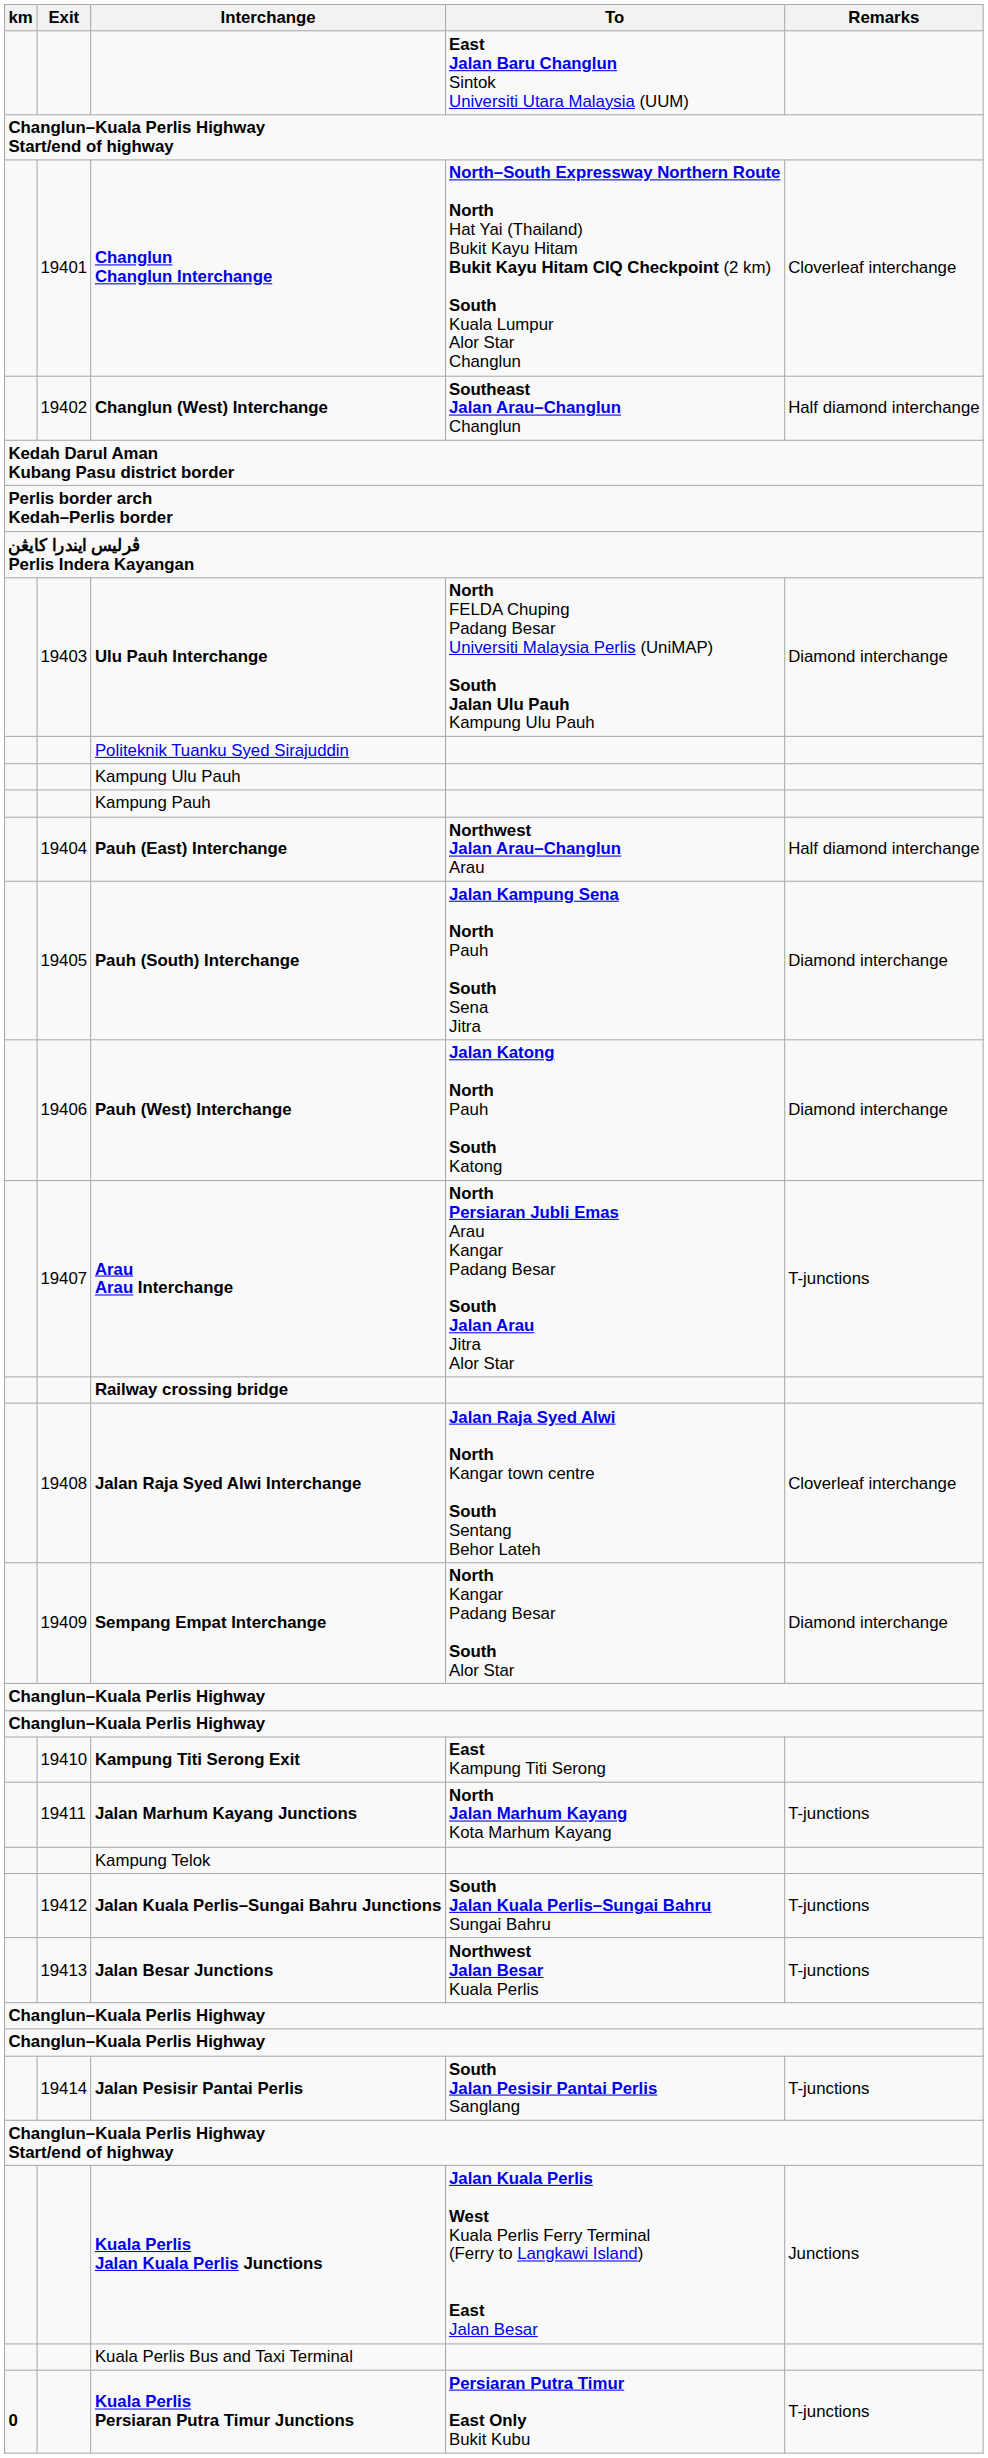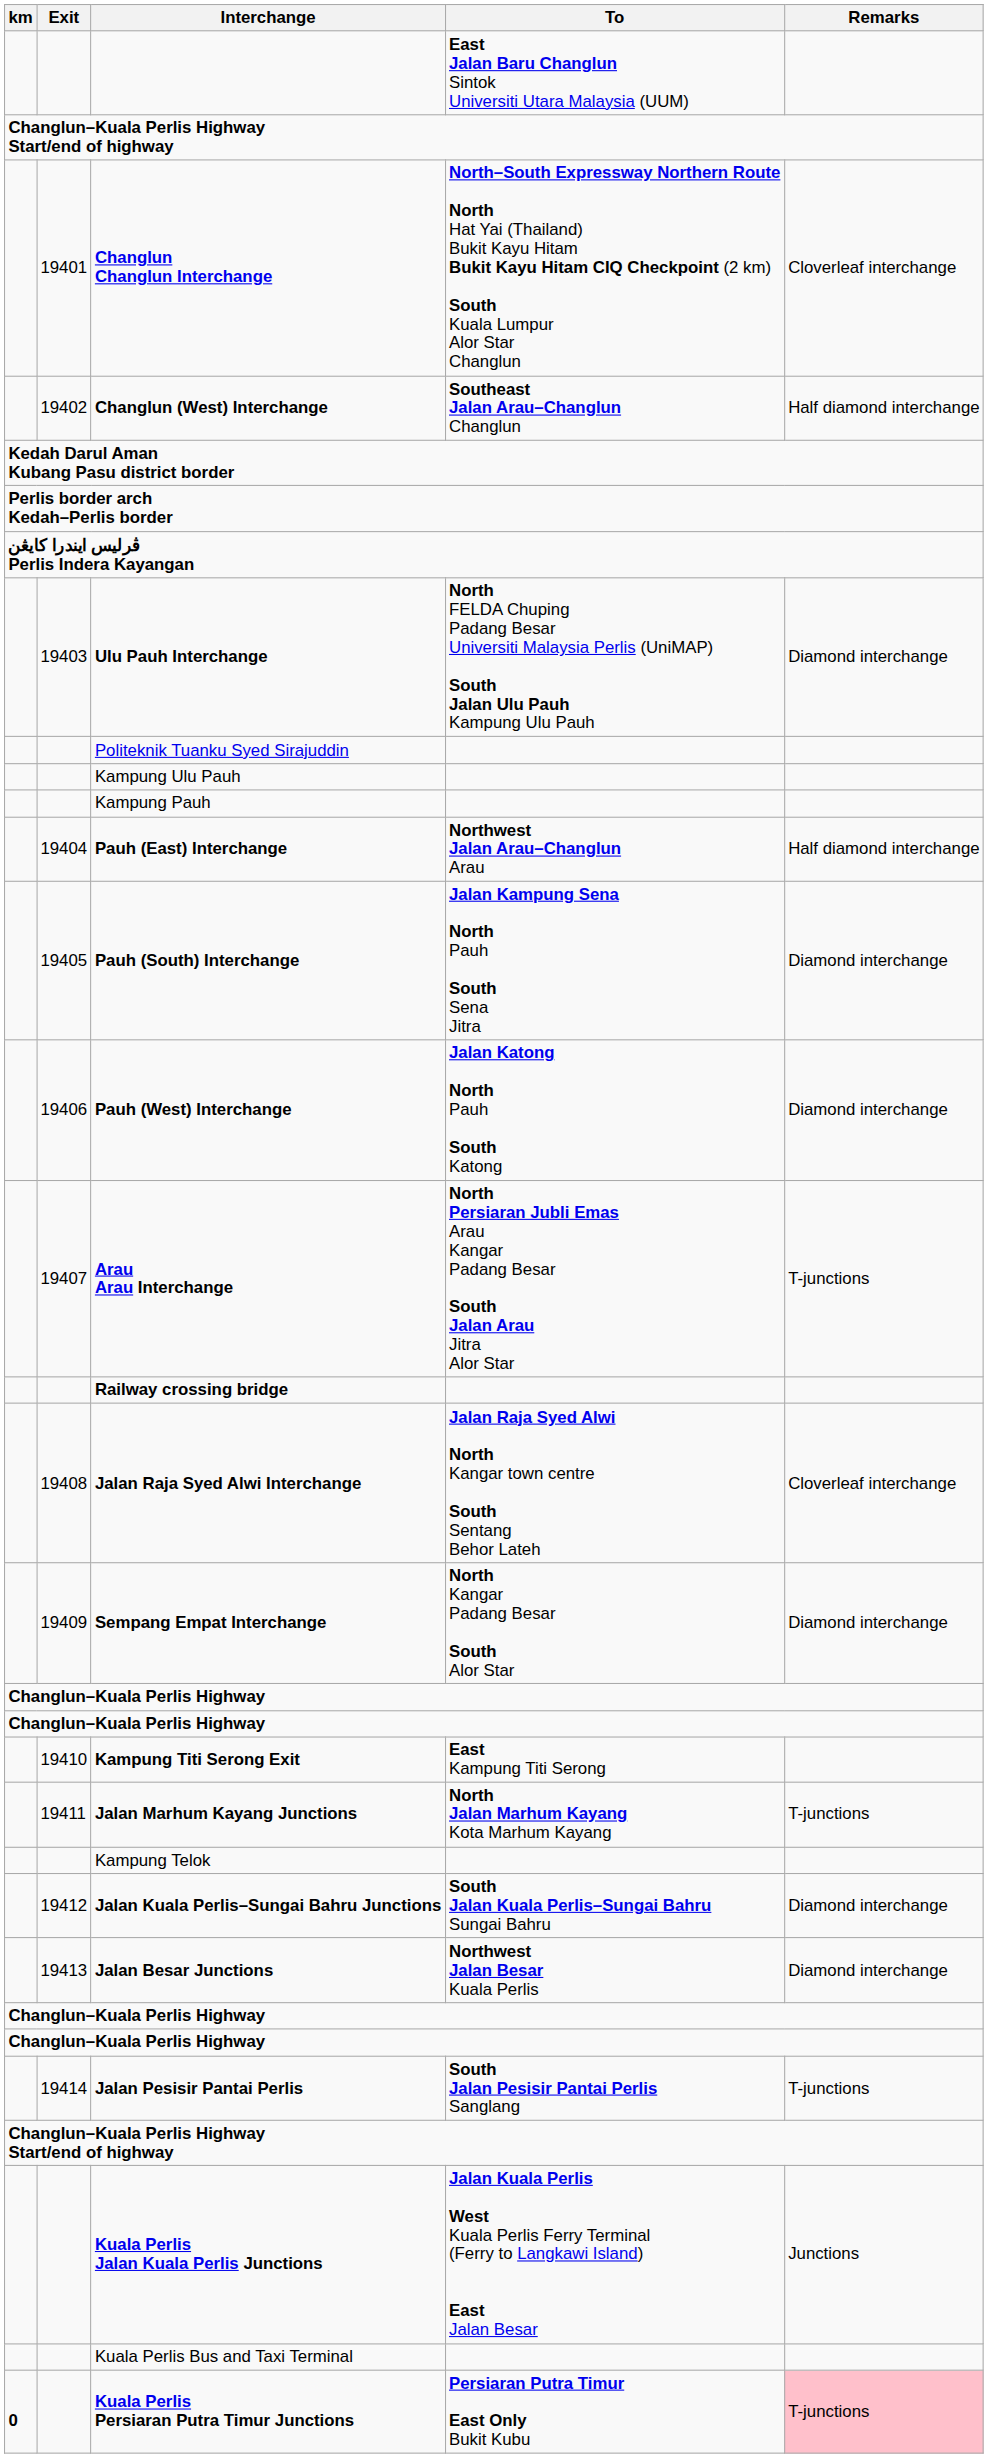(829, 1905) T-junctions -> (868, 1905) Diamond interchange
(829, 1970) T-junctions -> (868, 1970) Diamond interchange
(829, 2411) no background -> (829, 2411) pink background
